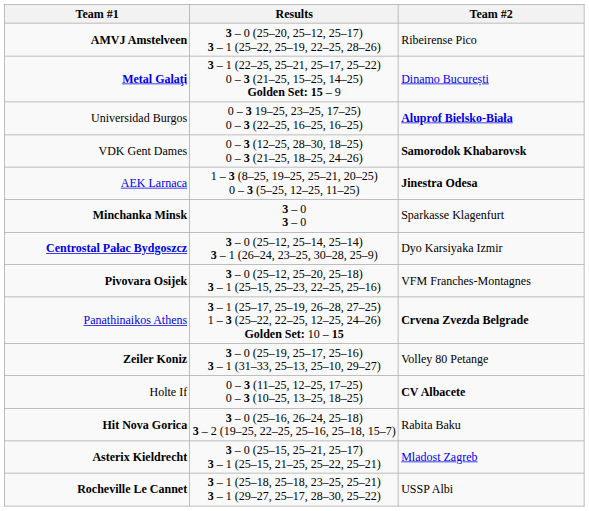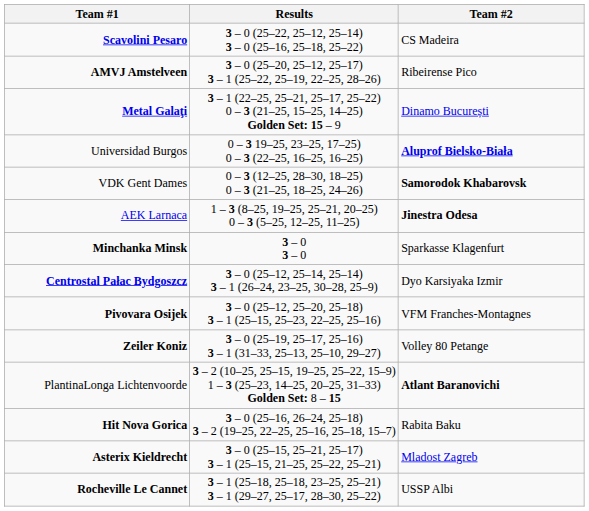+ row: (145, 39)
- row: (135, 320)
- row: (168, 392)
+ row: (116, 385)
